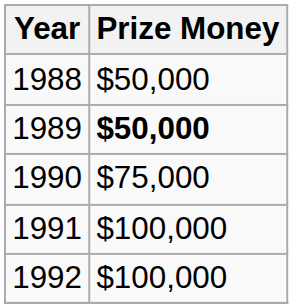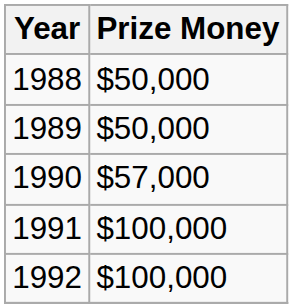(153, 128) bold -> (153, 128) normal
(153, 178) $75,000 -> (153, 178) $57,000
